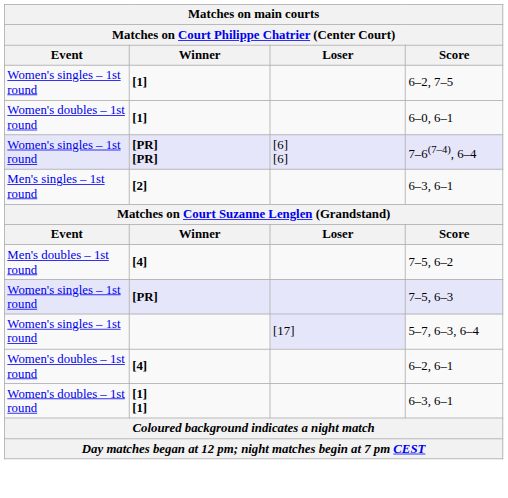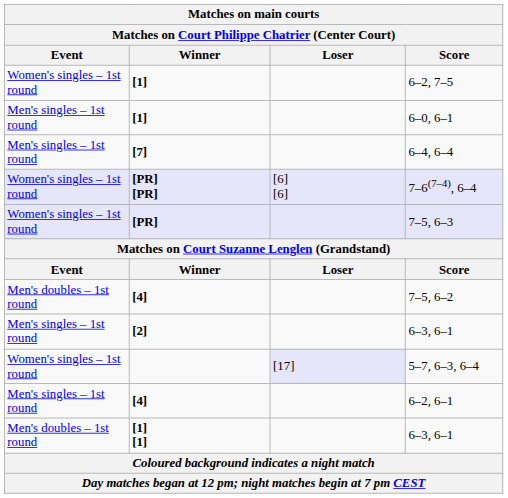(66, 117) Women's doubles – 1st round -> (56, 117) Men's singles – 1st round
+ row: (140, 152)
rows swapped: (145, 296) <-> (140, 186)
(66, 366) Women's doubles – 1st round -> (56, 400) Men's singles – 1st round
(66, 400) Women's doubles – 1st round -> (58, 435) Men's doubles – 1st round
